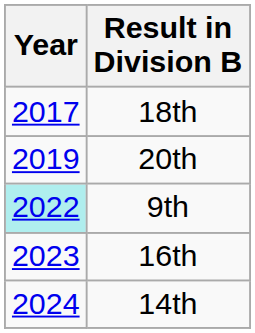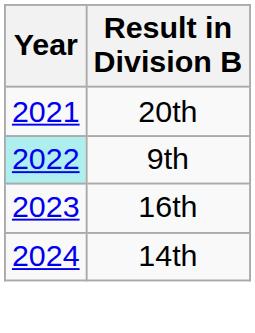- row: (168, 111)
(46, 159) 2019 -> (46, 111) 2021
